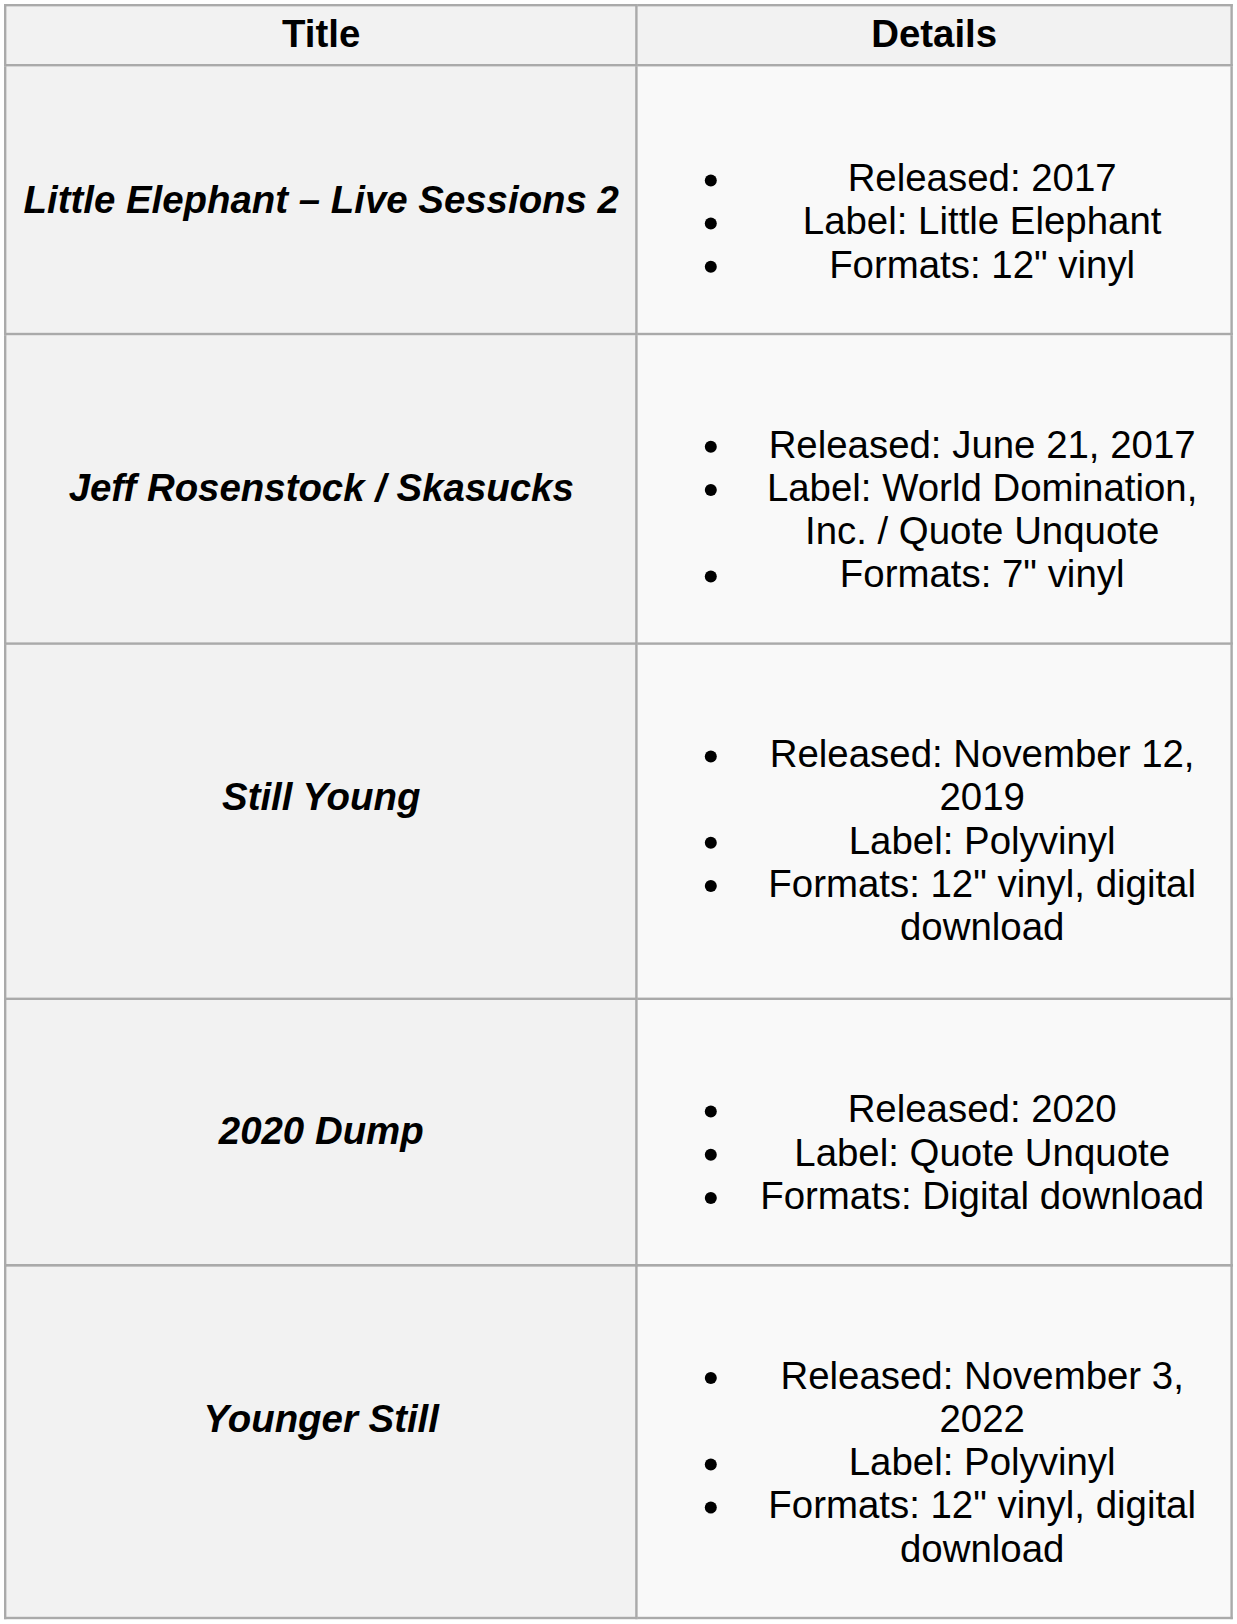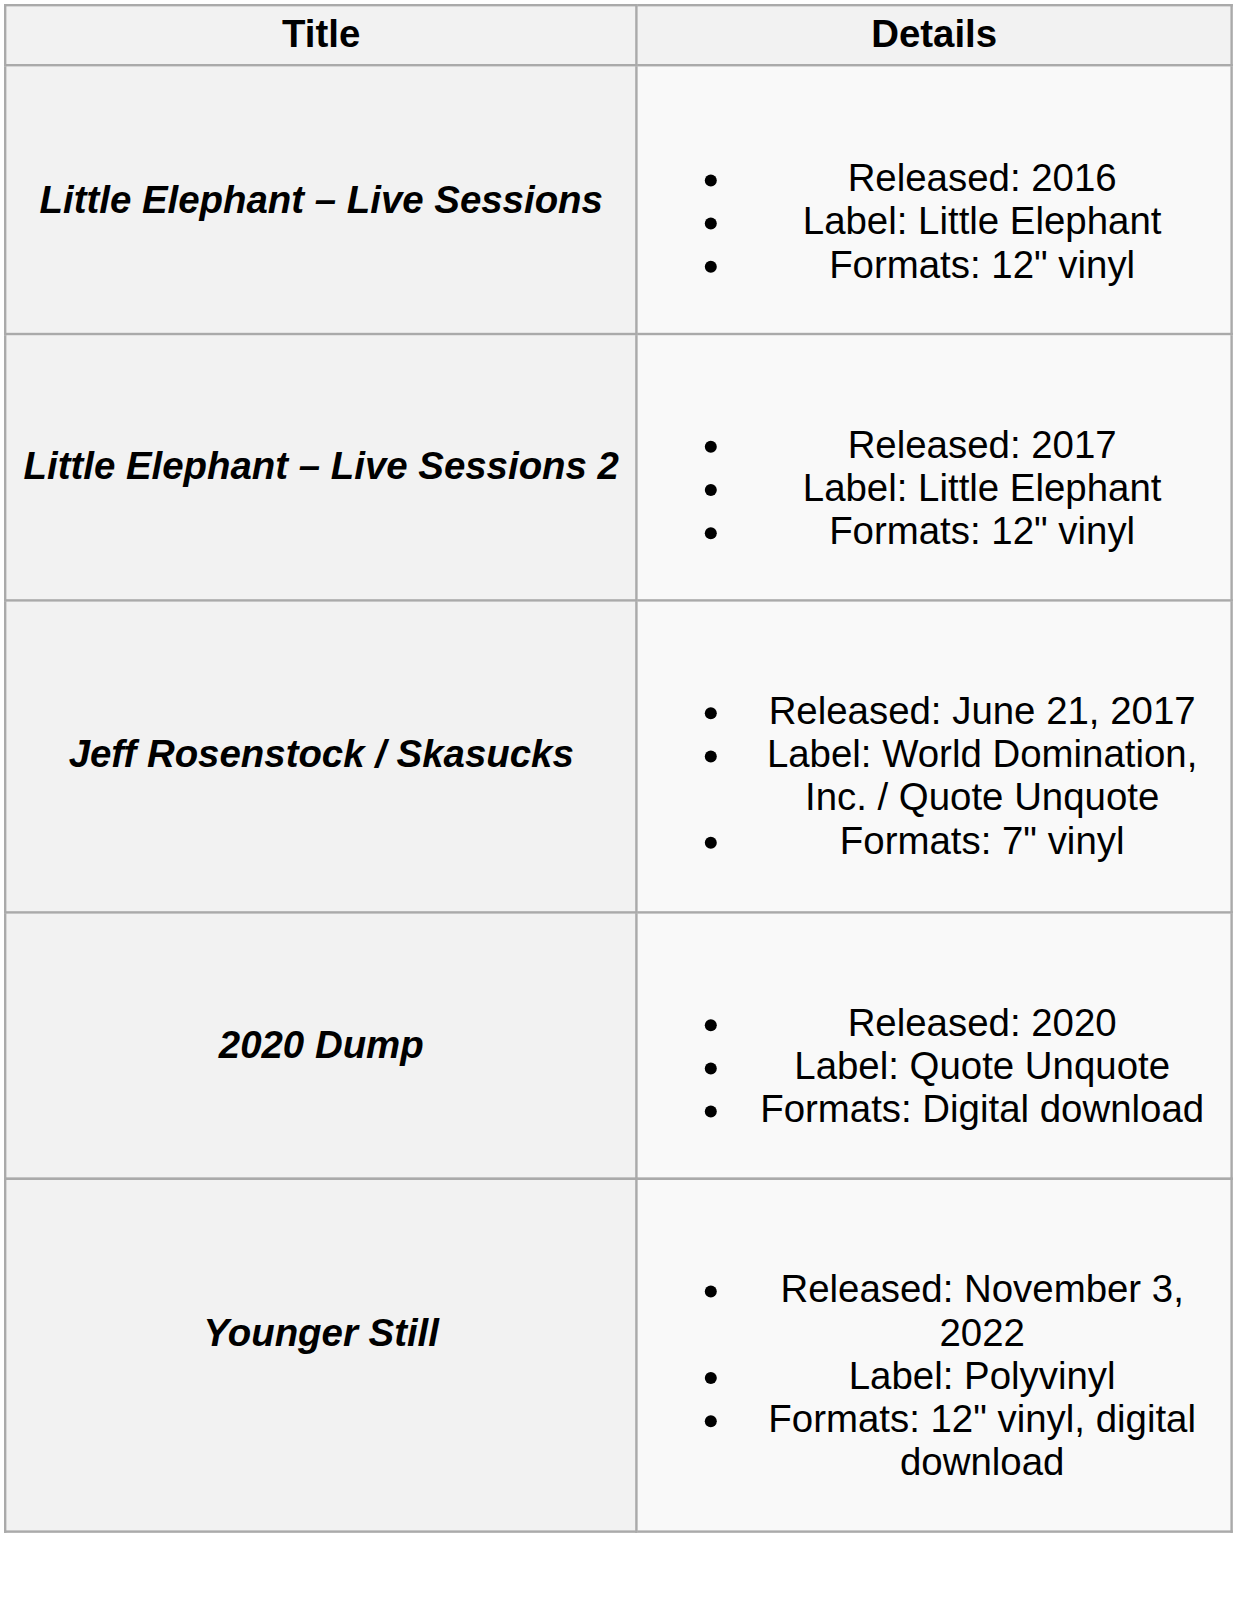+ row: (321, 199)
- row: (321, 798)
